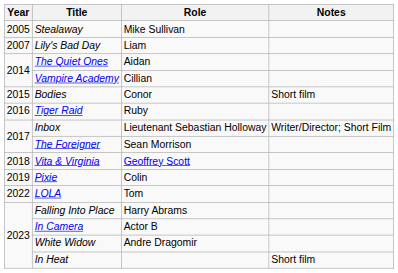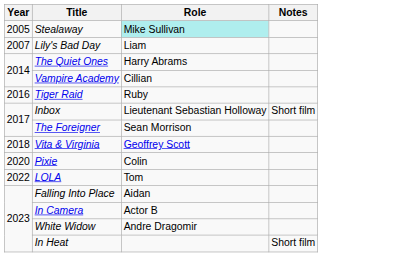(154, 29) no background -> (154, 29) paleturquoise background
(137, 62) Aidan -> (155, 62) Harry Abrams
- row: (51, 95)
(331, 128) Writer/Director; Short Film -> (293, 111) Short film
(18, 177) 2019 -> (18, 161) 2020
(155, 210) Harry Abrams -> (137, 194) Aidan
